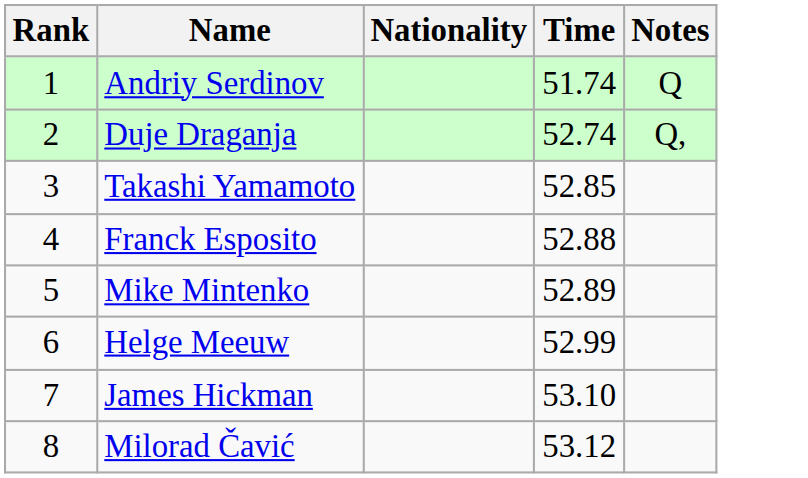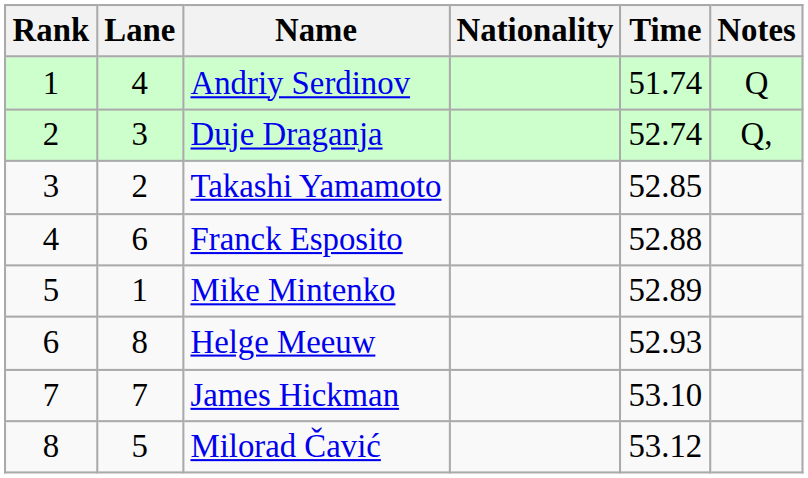+ column: (140, 30)
(579, 342) 52.99 -> (665, 342) 52.93
